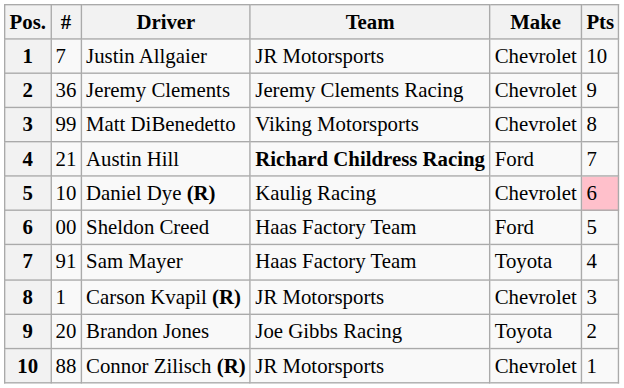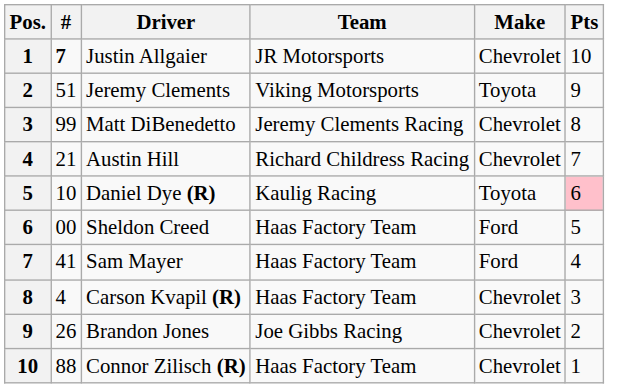(61, 56) normal -> (61, 56) bold
(66, 90) 36 -> (66, 90) 51
(359, 90) Jeremy Clements Racing -> (337, 90) Viking Motorsports
(536, 90) Chevrolet -> (508, 90) Toyota
(337, 124) Viking Motorsports -> (359, 124) Jeremy Clements Racing
(370, 159) bold -> (362, 159) normal
(514, 159) Ford -> (520, 159) Chevrolet
(536, 193) Chevrolet -> (508, 193) Toyota
(66, 262) 91 -> (66, 262) 41
(523, 262) Toyota -> (498, 262) Ford
(61, 296) 1 -> (61, 296) 4
(320, 296) JR Motorsports -> (336, 296) Haas Factory Team
(66, 330) 20 -> (66, 330) 26
(523, 330) Toyota -> (520, 330) Chevrolet
(320, 365) JR Motorsports -> (336, 365) Haas Factory Team
